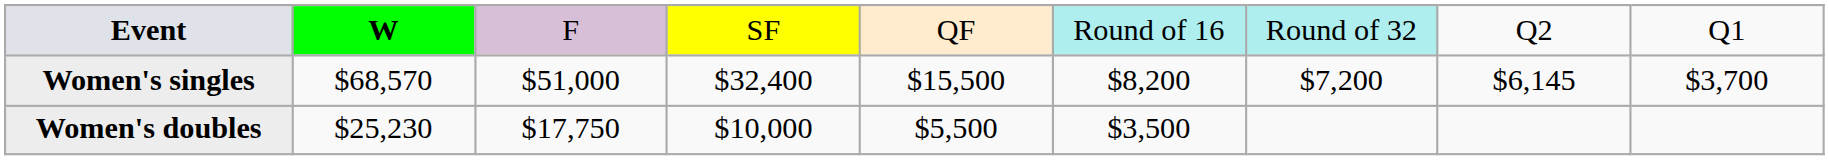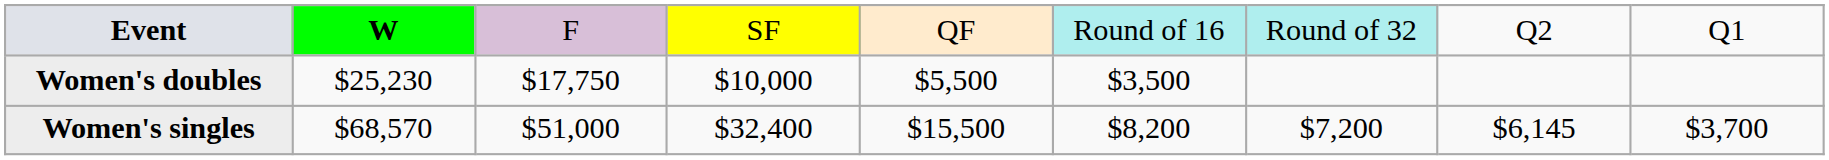rows swapped: (149, 79) <-> (149, 129)
